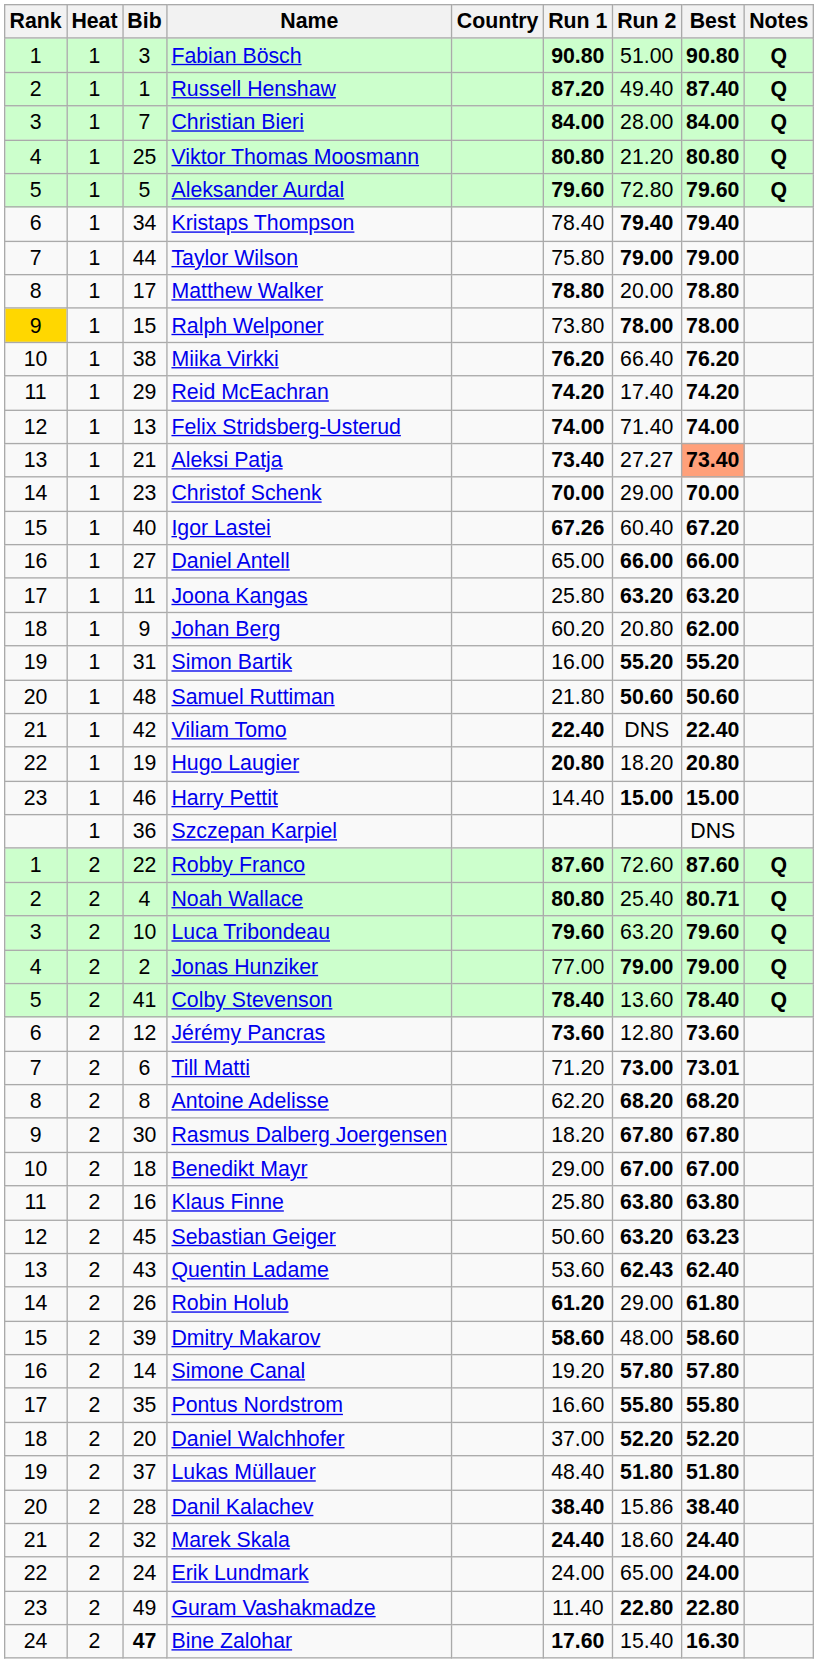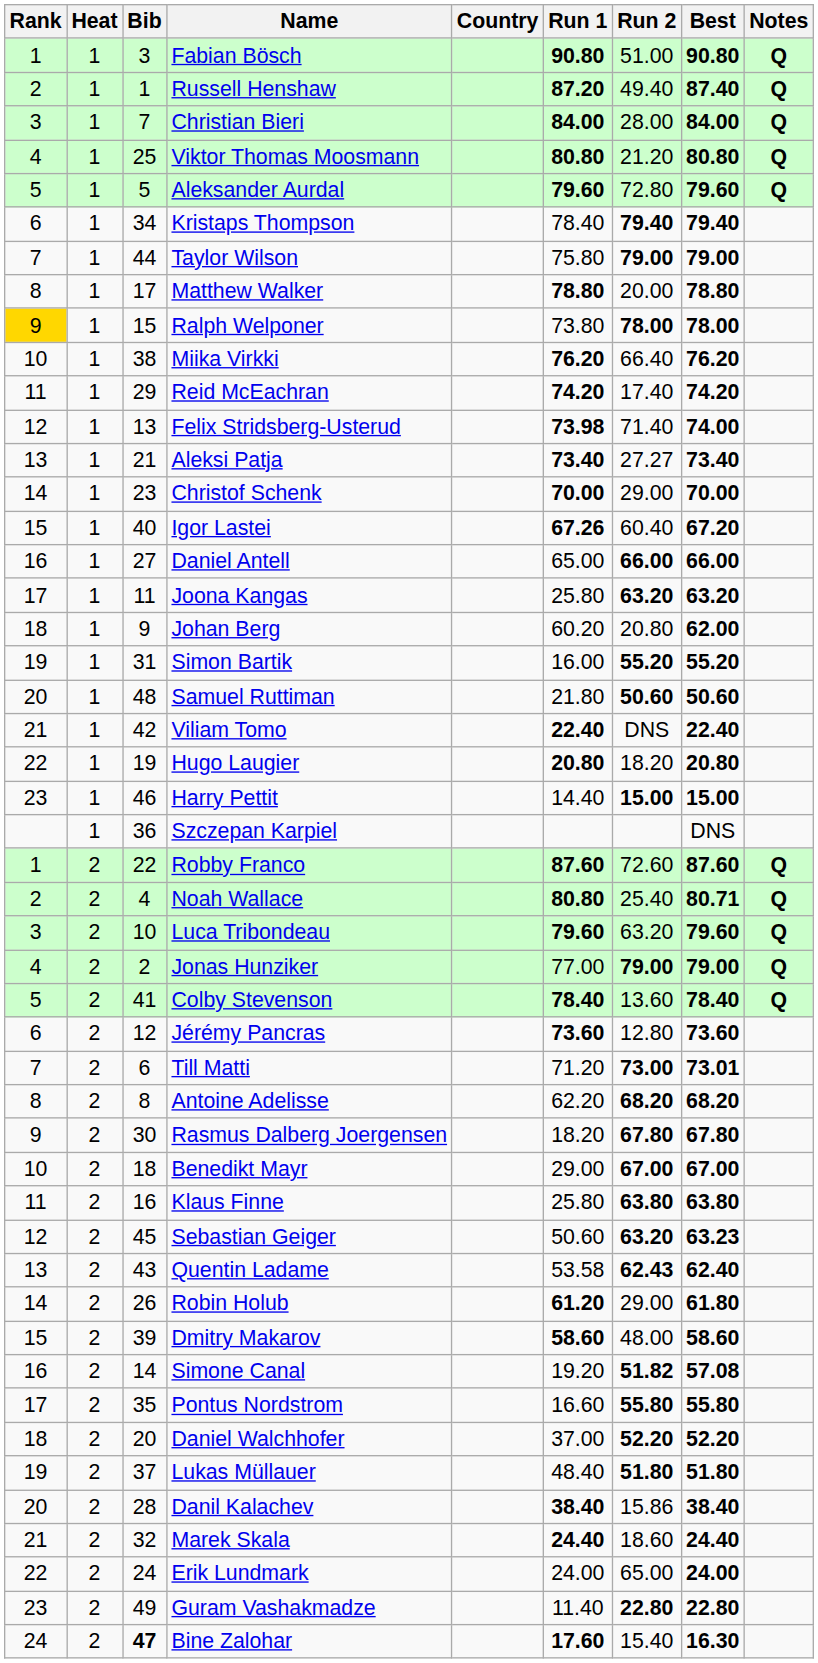(578, 426) 74.00 -> (578, 426) 73.98
(713, 460) lightsalmon background -> (713, 460) no background
(578, 1270) 53.60 -> (578, 1270) 53.58
(647, 1371) 57.80 -> (647, 1371) 51.82
(713, 1371) 57.80 -> (713, 1371) 57.08
